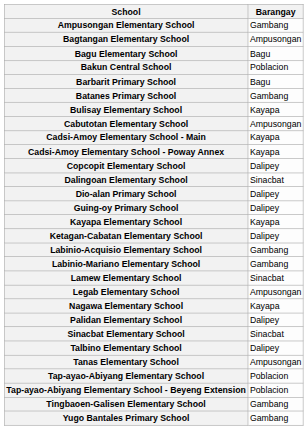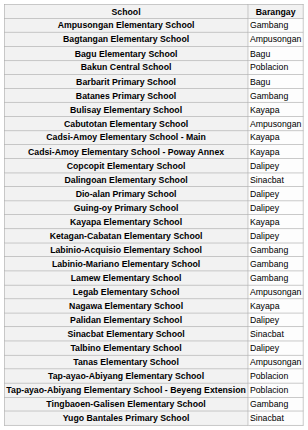(267, 278) Sinacbat -> (269, 278) Gambang
(269, 418) Gambang -> (267, 418) Sinacbat
